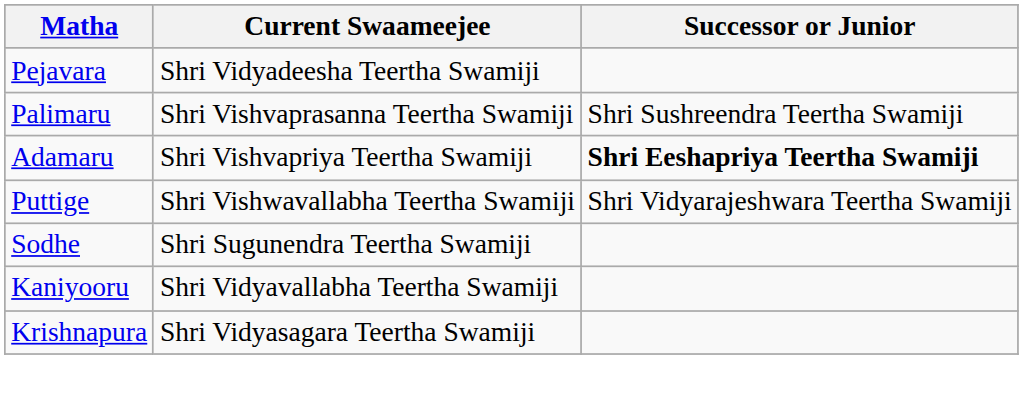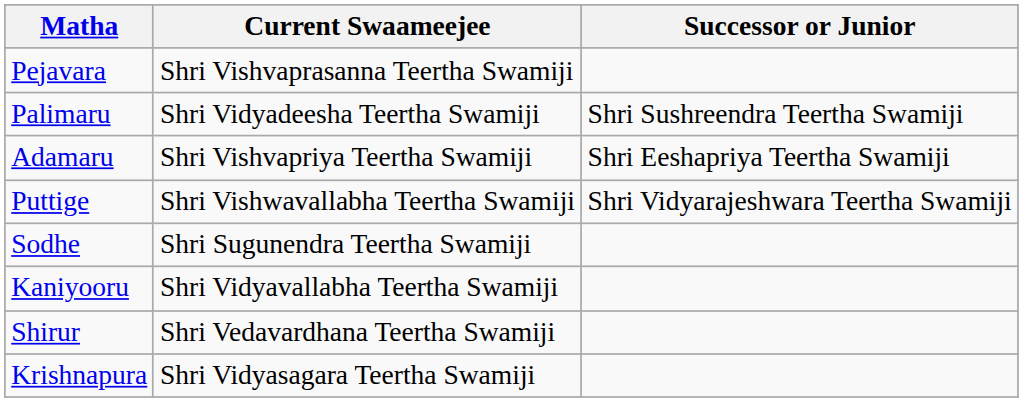(350, 69) Shri Vidyadeesha Teertha Swamiji -> (367, 69) Shri Vishvaprasanna Teertha Swamiji
(367, 113) Shri Vishvaprasanna Teertha Swamiji -> (350, 113) Shri Vidyadeesha Teertha Swamiji
(783, 157) bold -> (769, 157) normal
+ row: (46, 331)
